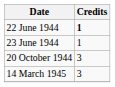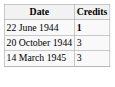- row: (33, 43)
